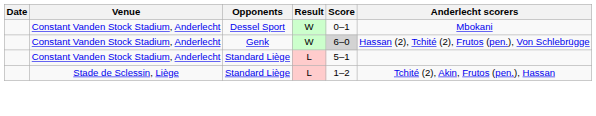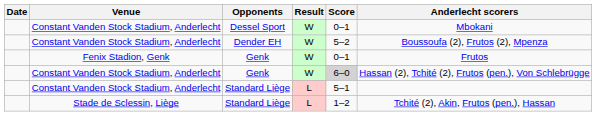+ row: (126, 42)
+ row: (126, 57)
